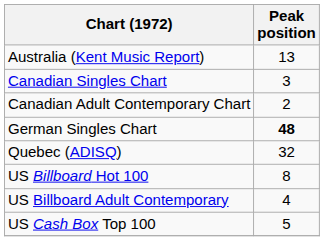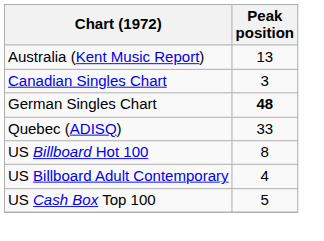- row: (129, 104)
(287, 152) 32 -> (265, 128) 33
